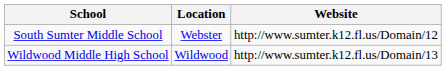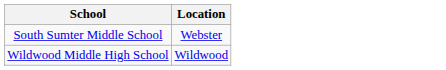- column: (336, 14)
